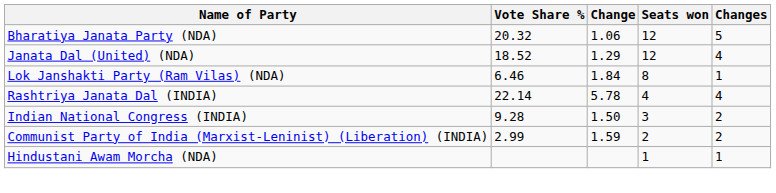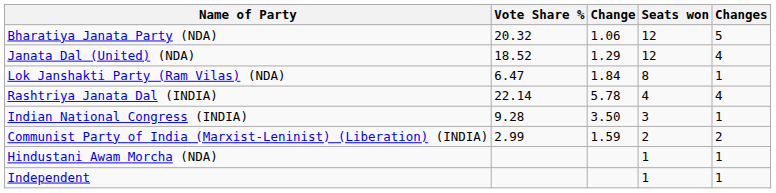(509, 76) 6.46 -> (509, 76) 6.47
(605, 116) 1.50 -> (605, 116) 3.50
(719, 116) 2 -> (719, 116) 1
+ row: (49, 177)
